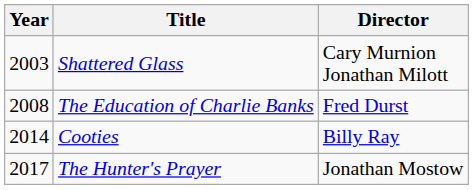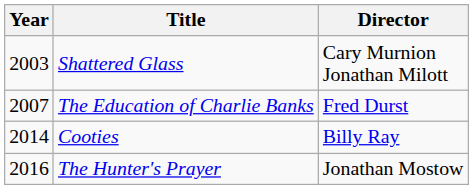(29, 105) 2008 -> (29, 105) 2007
(29, 168) 2017 -> (29, 168) 2016
